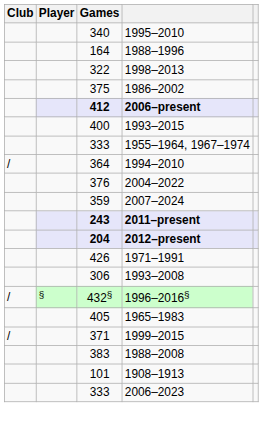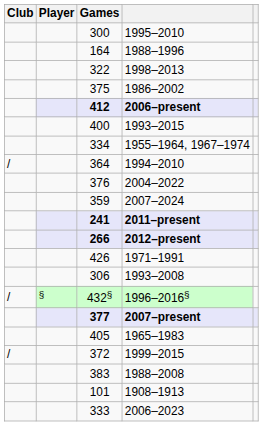(100, 32) 340 -> (100, 32) 300
(100, 145) 333 -> (100, 145) 334
(100, 220) 243 -> (100, 220) 241
(100, 239) 204 -> (100, 239) 266
+ row: (163, 317)
(100, 336) 371 -> (100, 355) 372
